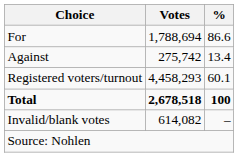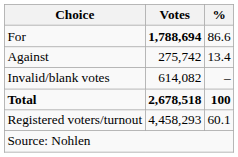(175, 36) normal -> (175, 36) bold
rows swapped: (59, 120) <-> (75, 78)
